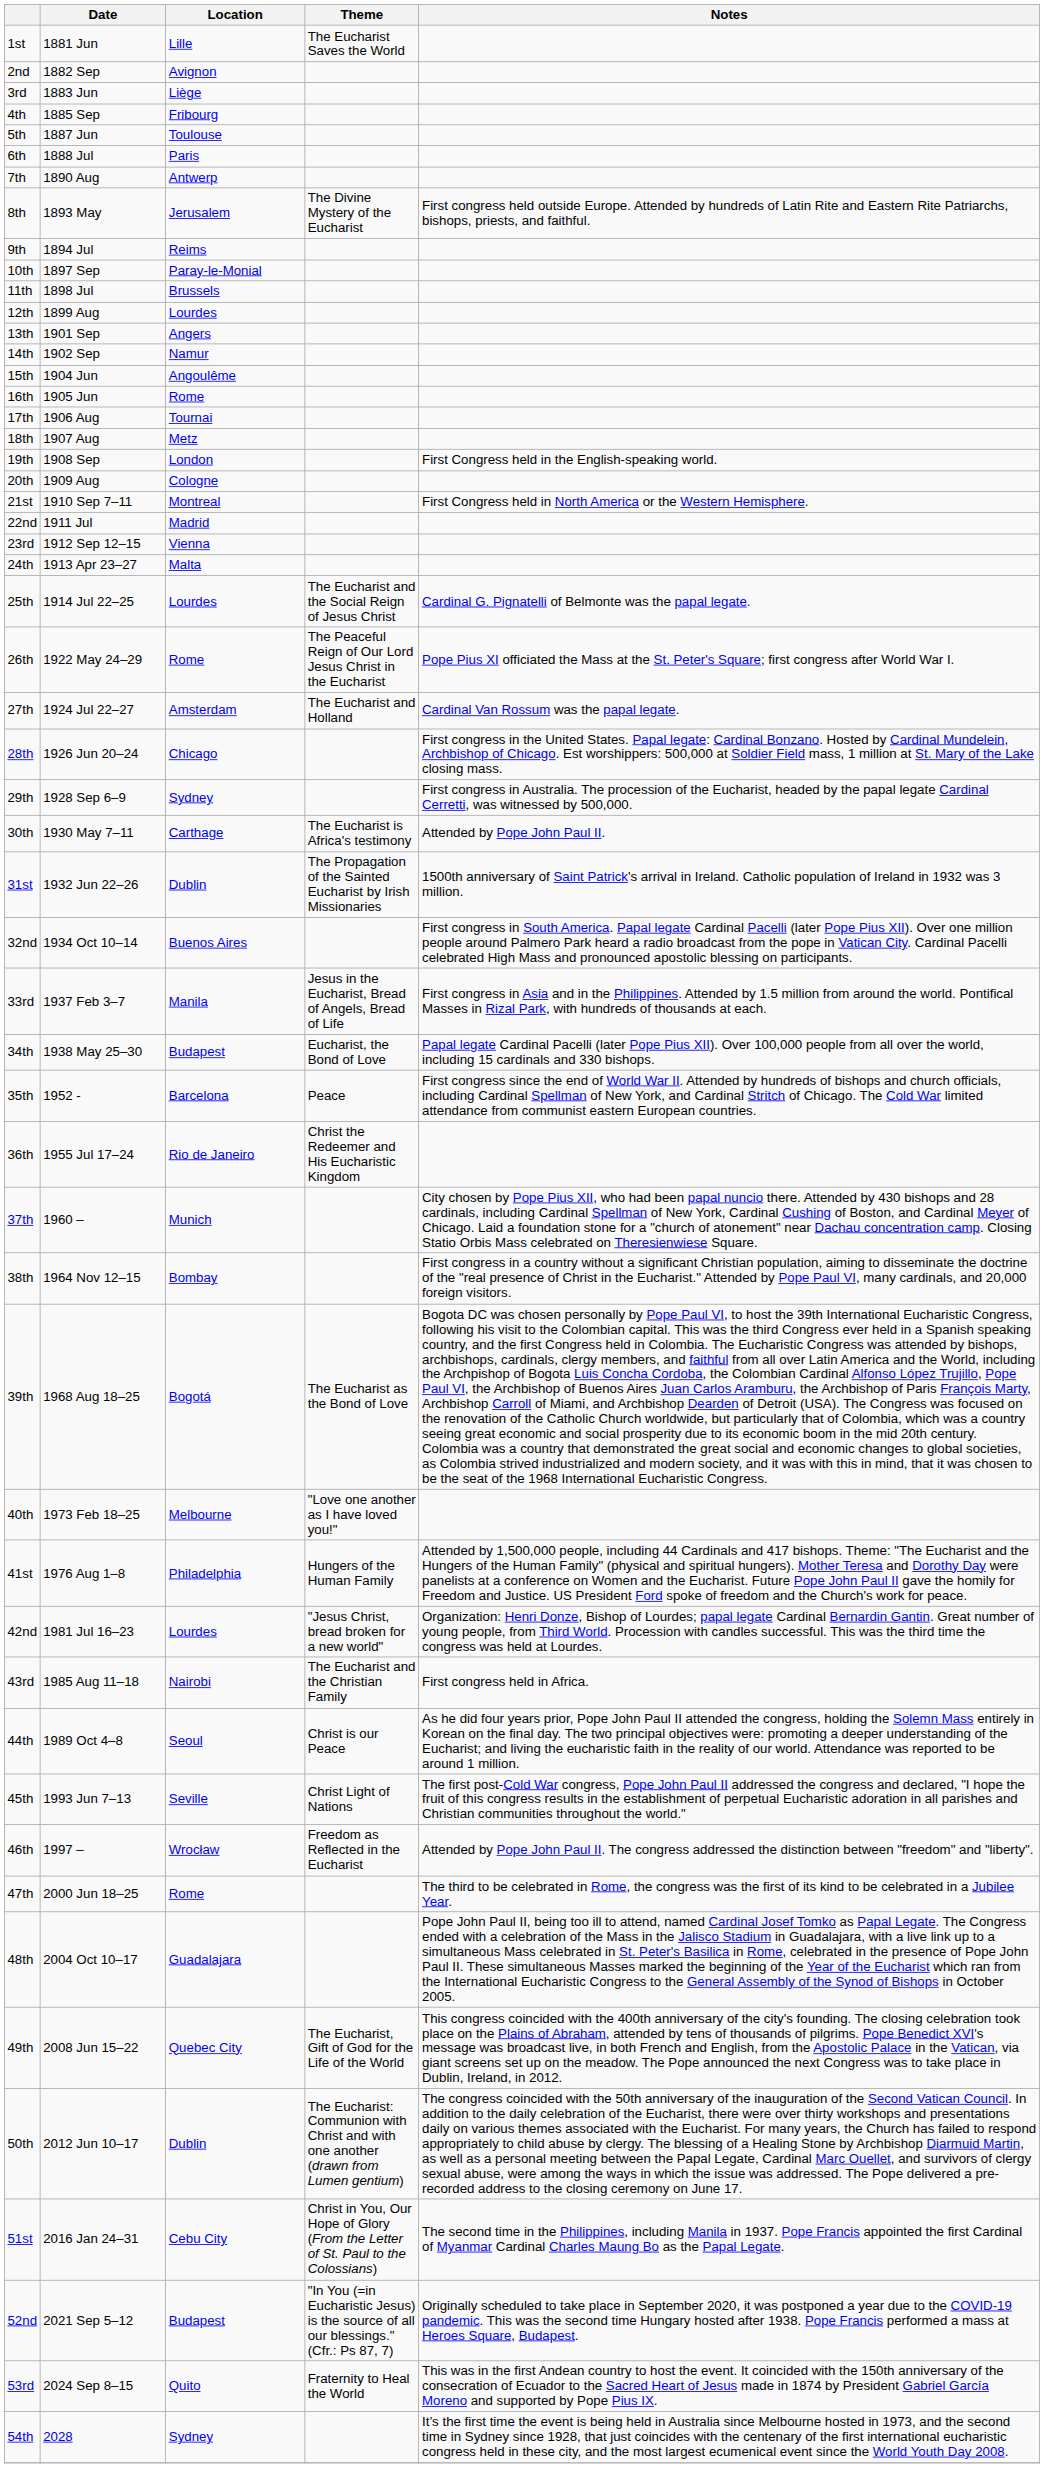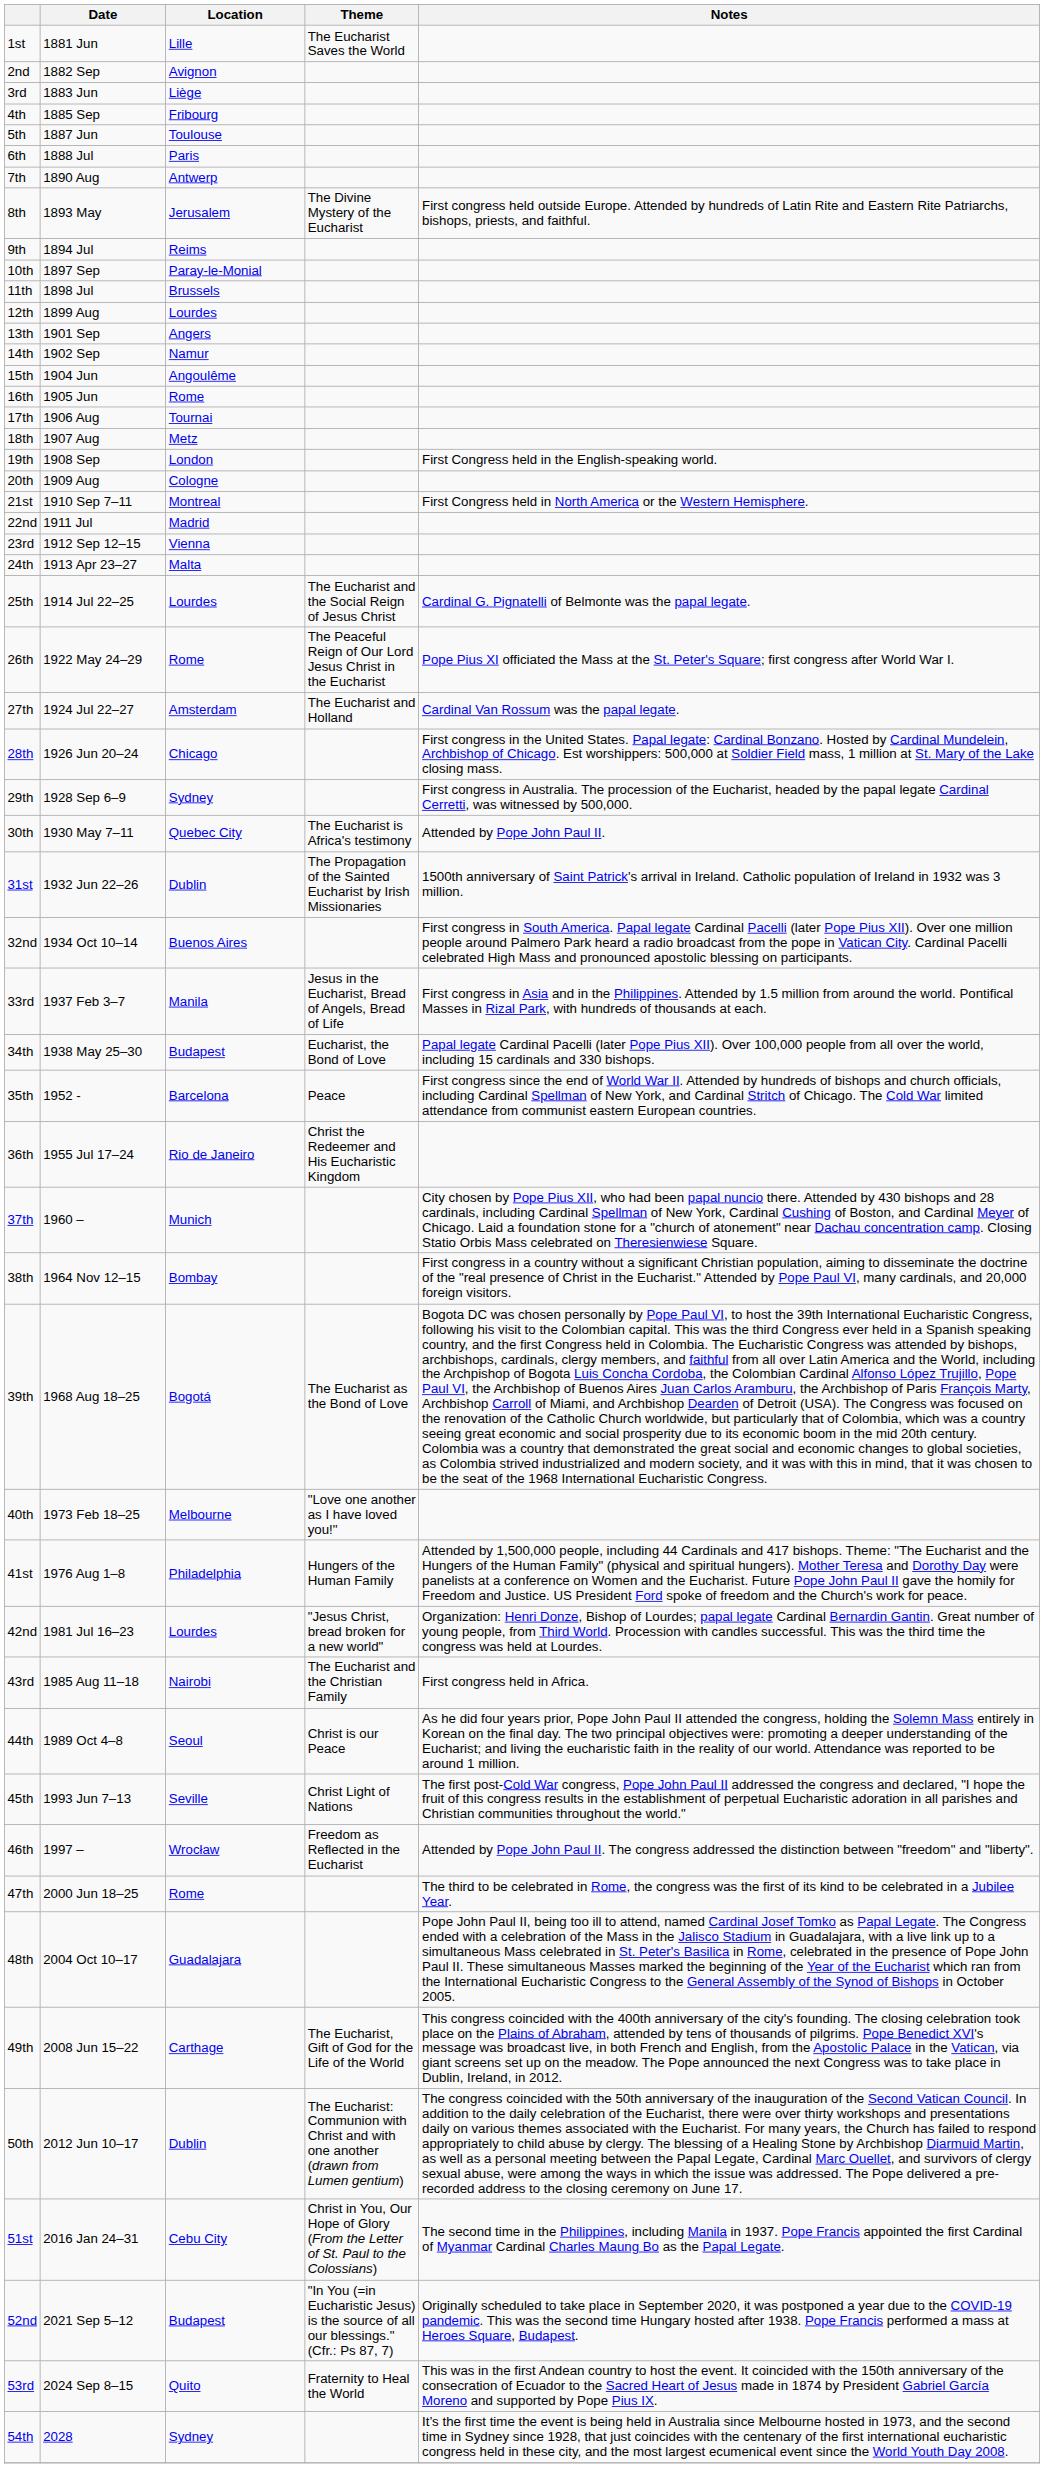(196, 833) Carthage -> (205, 833) Quebec City
(205, 2048) Quebec City -> (196, 2048) Carthage
